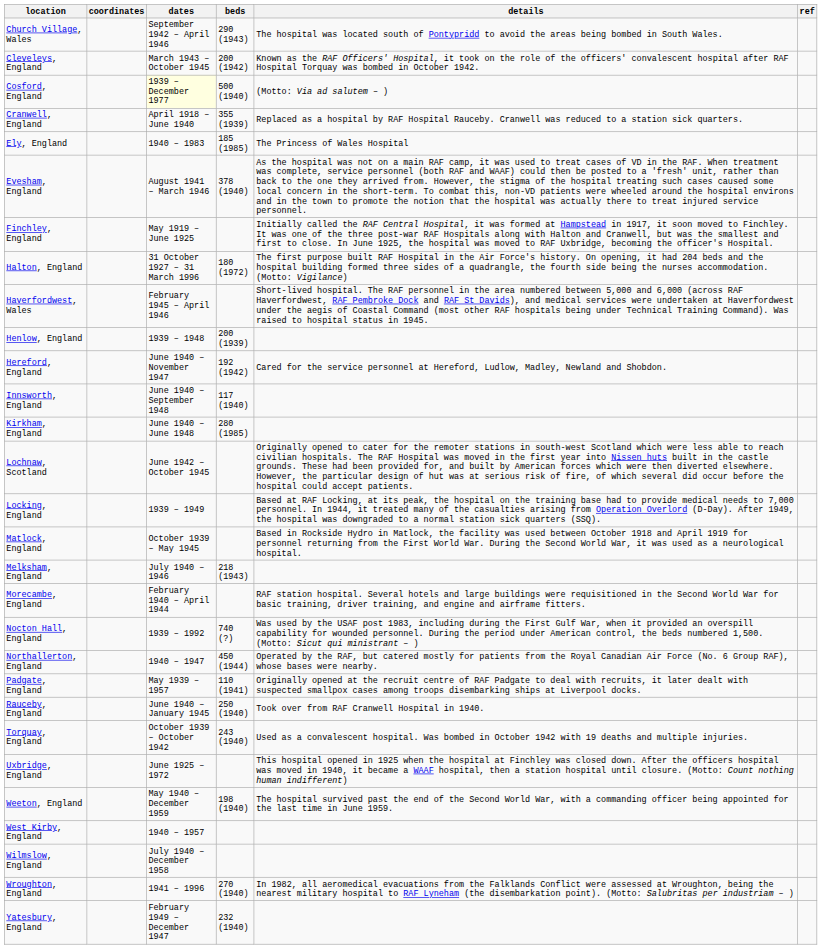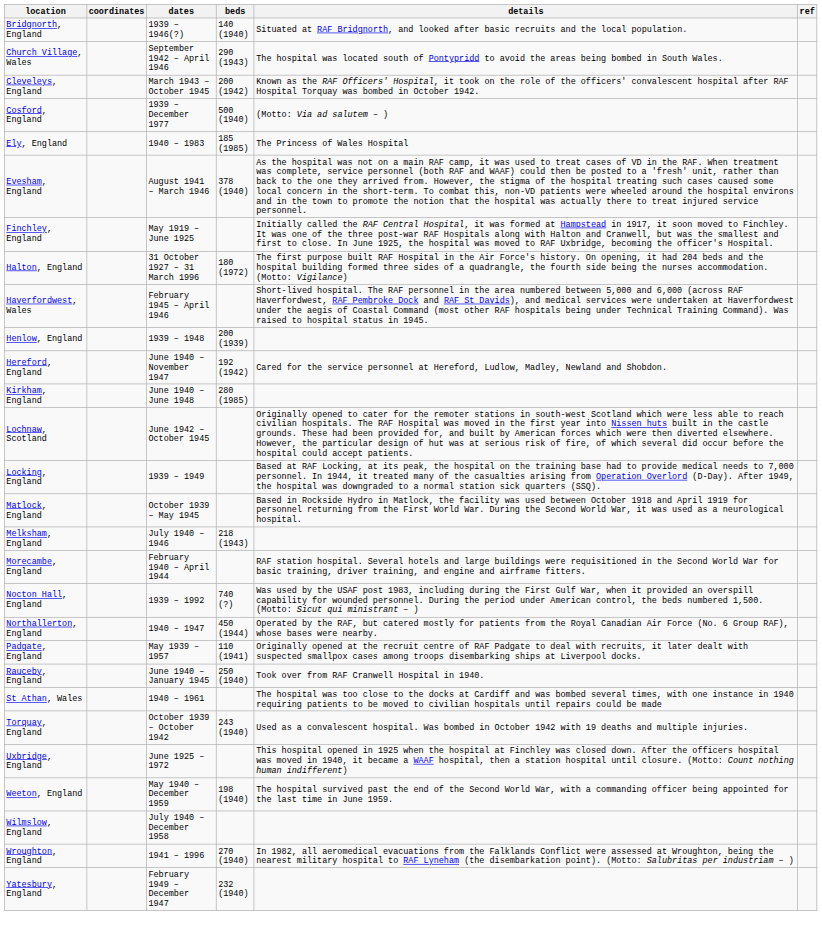+ row: (34, 30)
(169, 92) lightyellow background -> (169, 115) no background
- row: (29, 120)
- row: (32, 401)
+ row: (44, 699)
- row: (34, 832)
